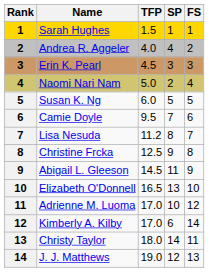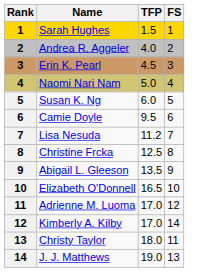- column: (175, 13)
(151, 170) 14.5 -> (151, 170) 13.5
